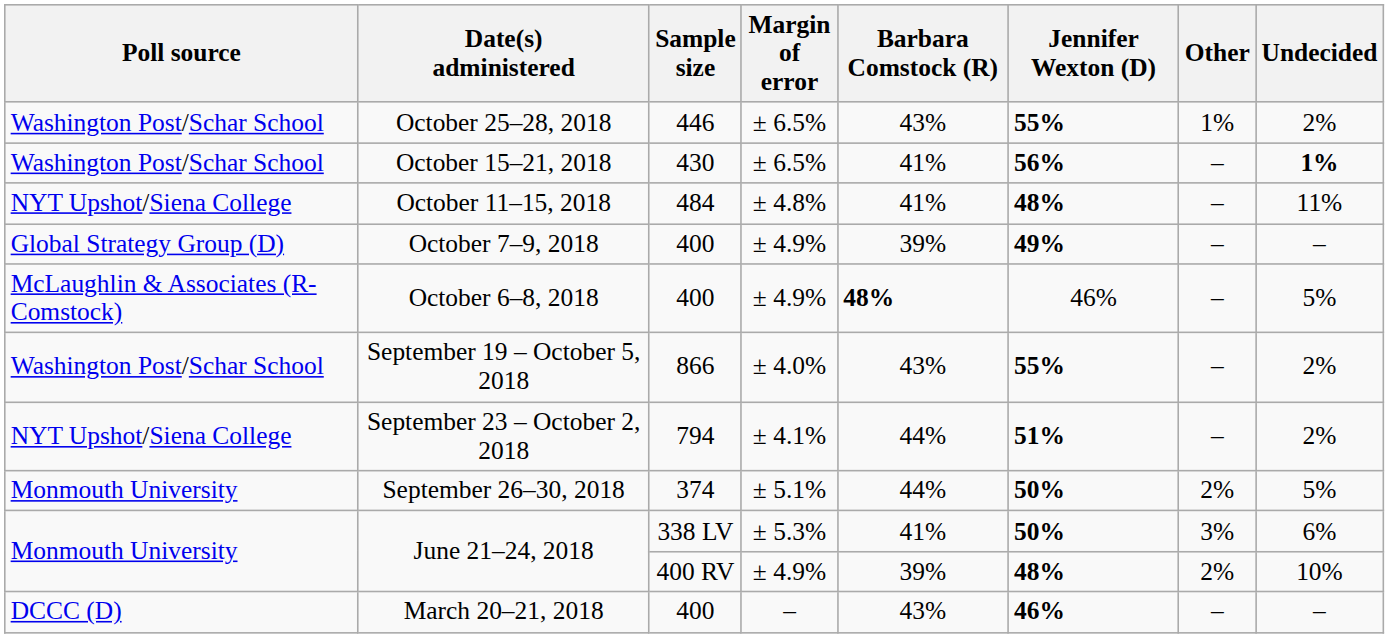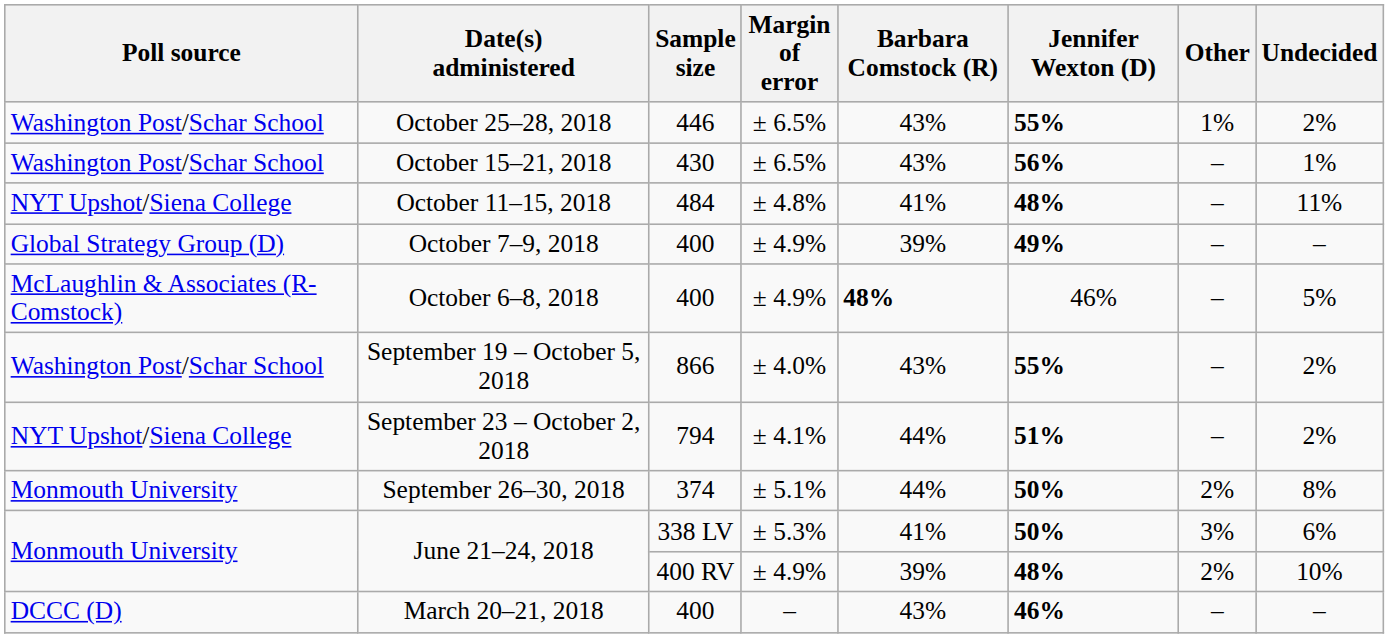(923, 162) 41% -> (923, 162) 43%
(1319, 162) bold -> (1319, 162) normal
(1319, 490) 5% -> (1319, 490) 8%
